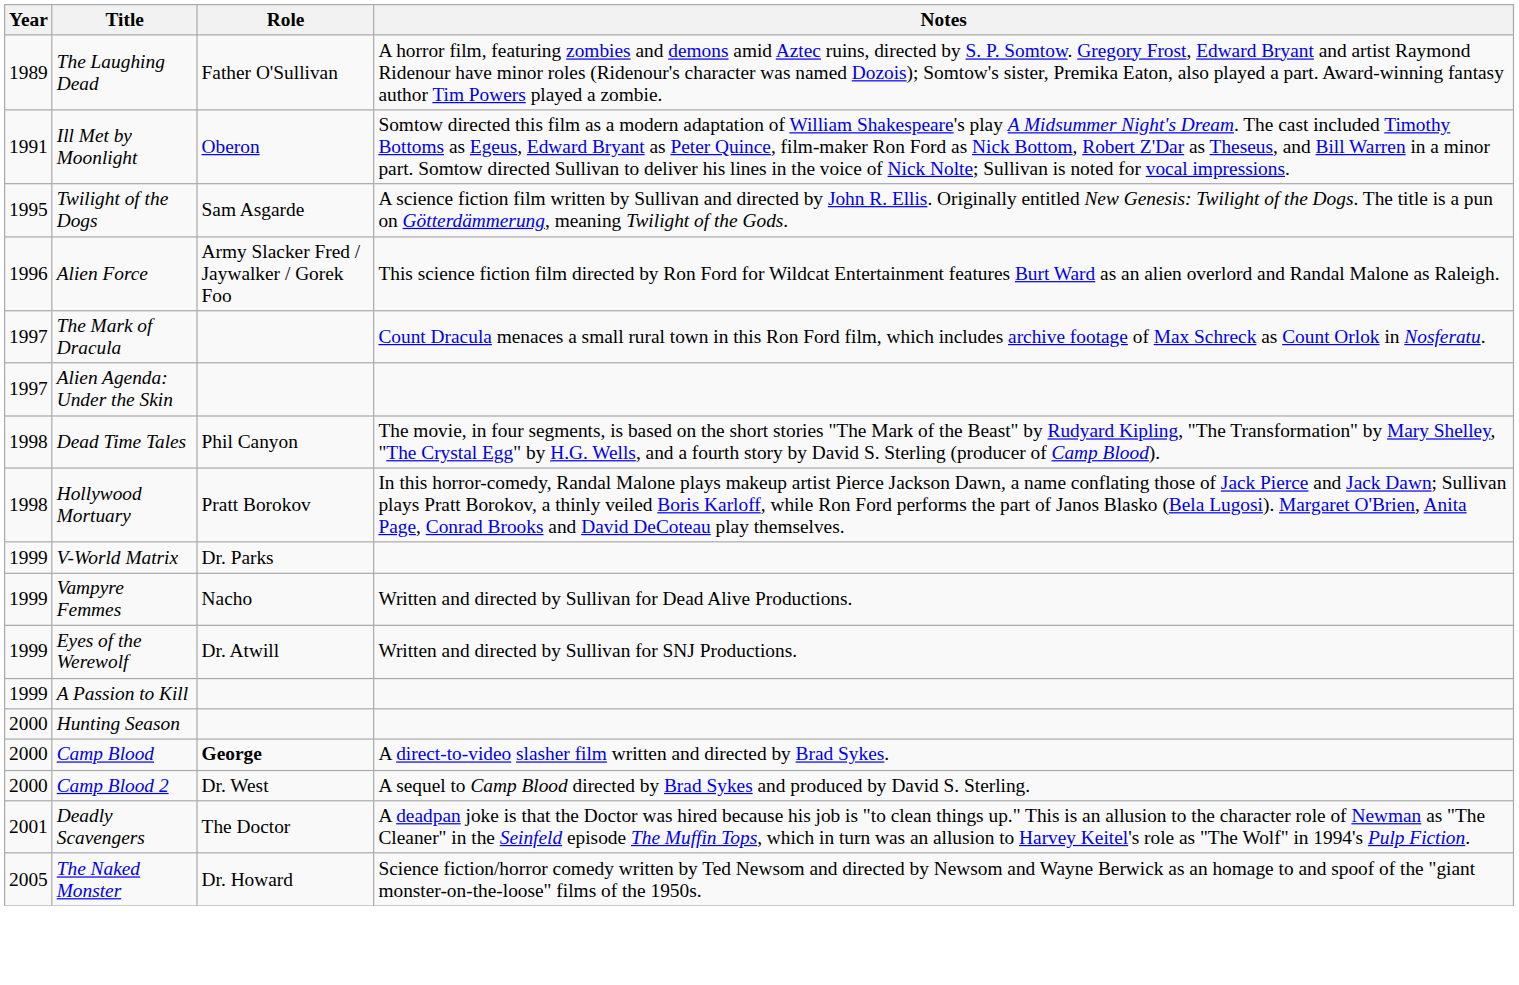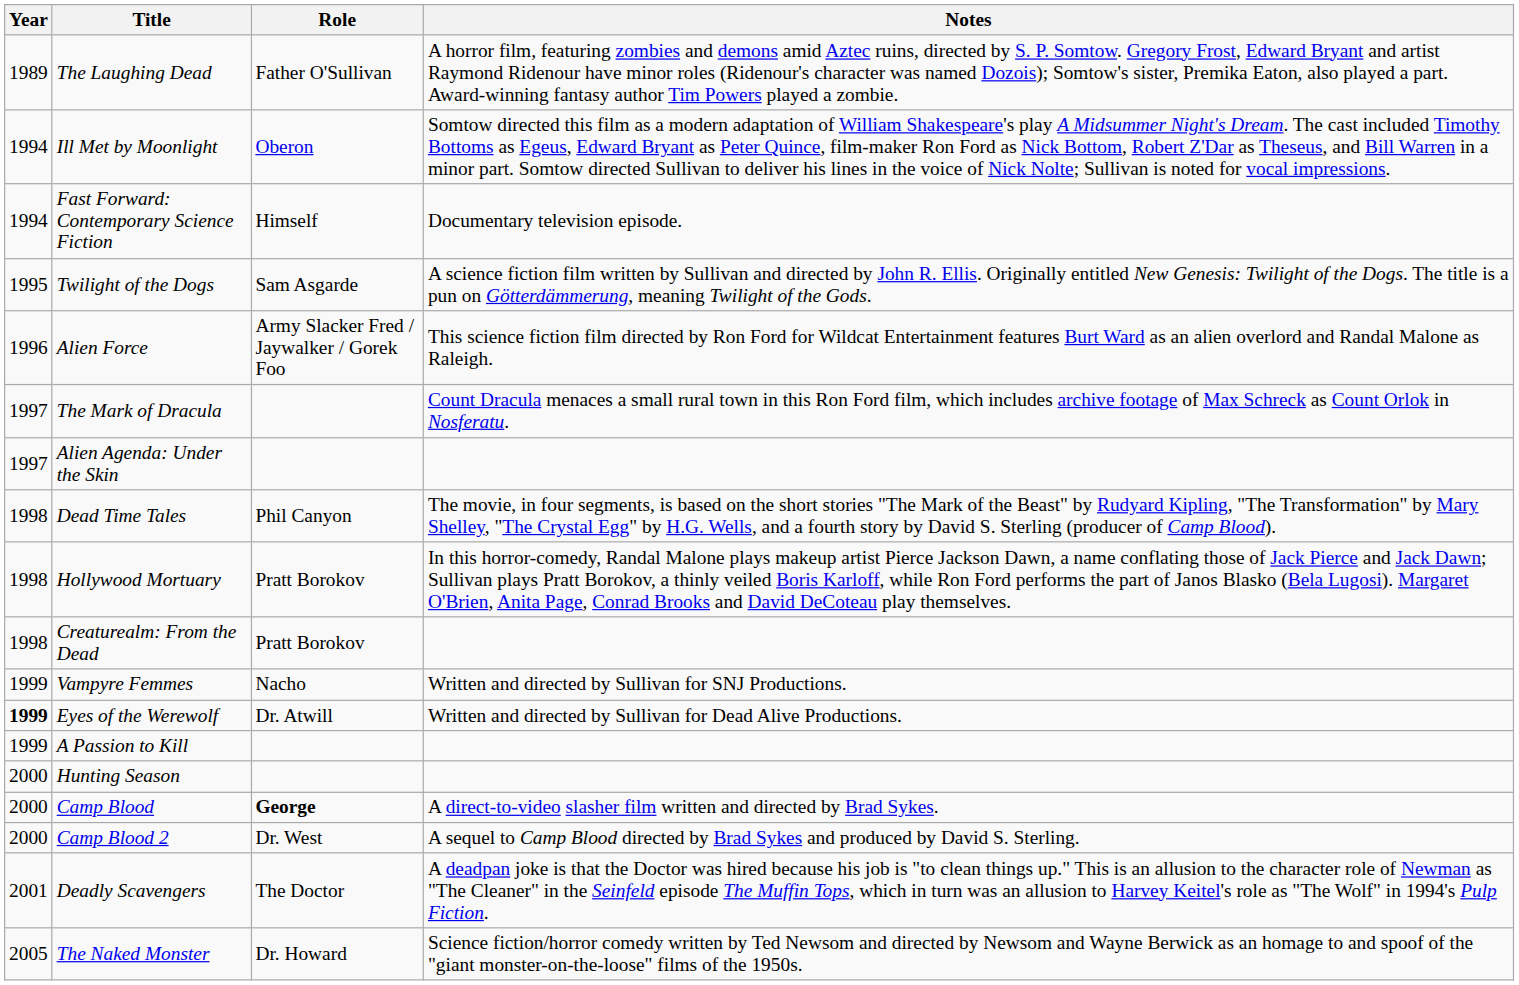(28, 146) 1991 -> (28, 146) 1994
+ row: (145, 220)
+ row: (147, 642)
- row: (117, 557)
(615, 599) Written and directed by Sullivan for Dead Alive Productions. -> (637, 684) Written and directed by Sullivan for SNJ Productions.
(28, 651) normal -> (28, 714) bold
(588, 651) Written and directed by Sullivan for SNJ Productions. -> (665, 714) Written and directed by Sullivan for Dead Alive Productions.
